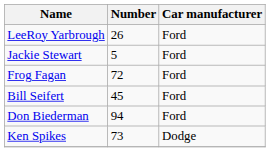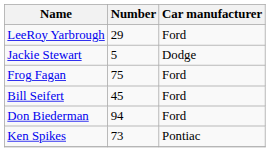(117, 34) 26 -> (117, 34) 29
(174, 55) Ford -> (179, 55) Dodge
(117, 75) 72 -> (117, 75) 75
(179, 136) Dodge -> (181, 136) Pontiac
